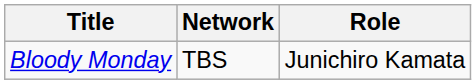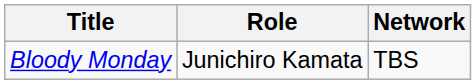columns swapped: (375, 23) <-> (228, 23)
